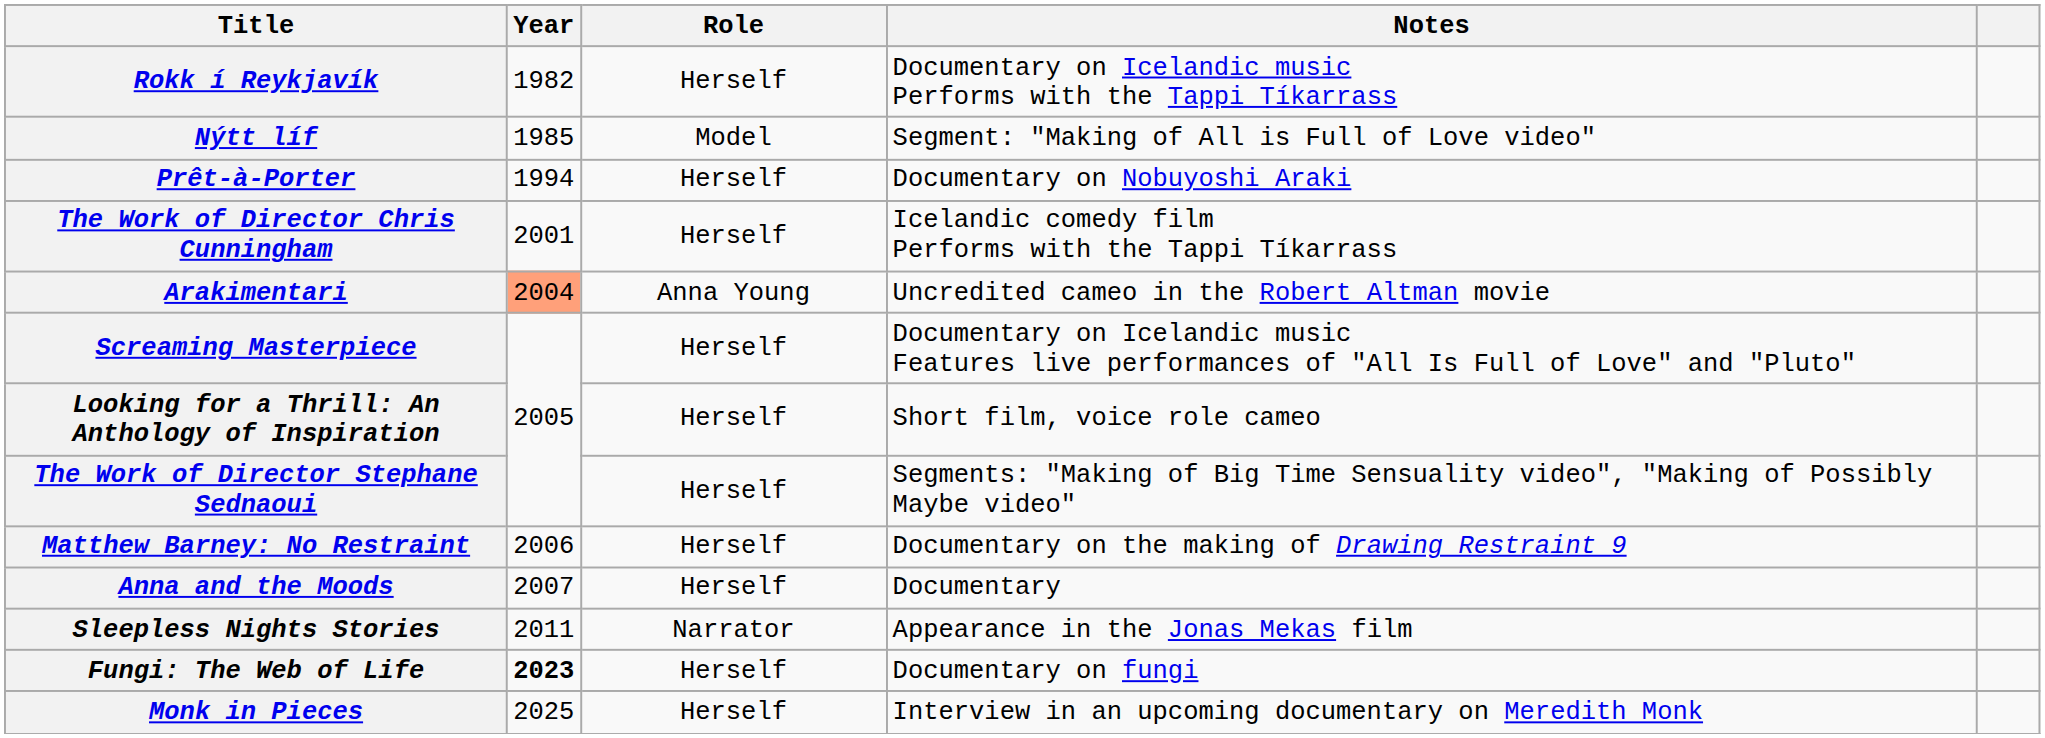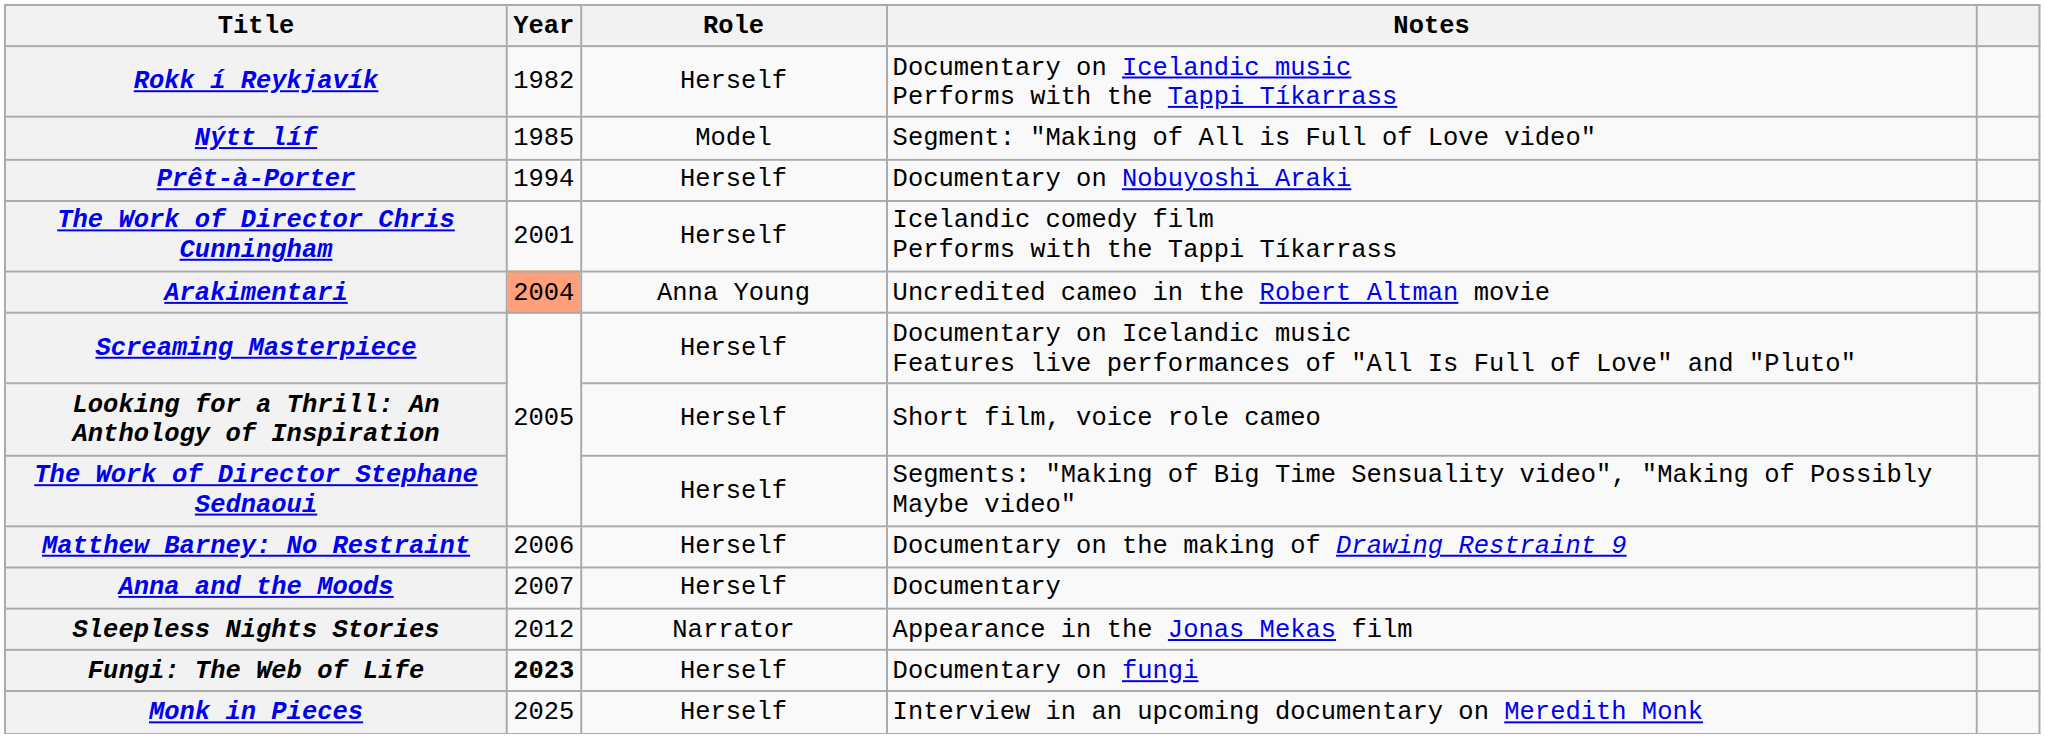(544, 630) 2011 -> (544, 630) 2012
